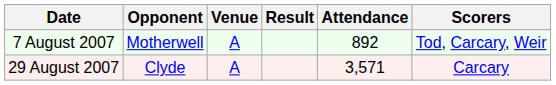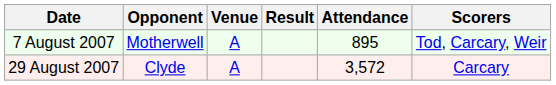(365, 43) 892 -> (365, 43) 895
(365, 68) 3,571 -> (365, 68) 3,572
